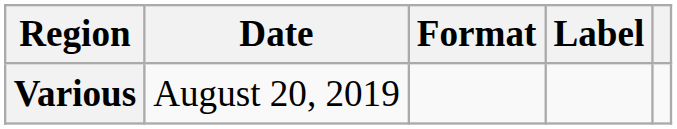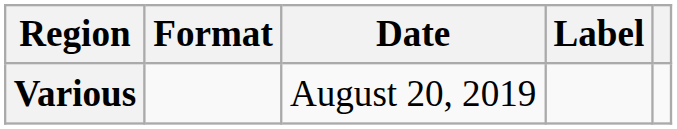columns swapped: (276, 33) <-> (477, 33)
